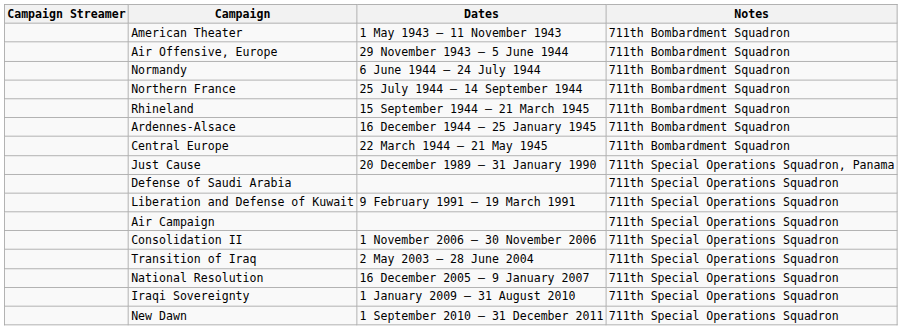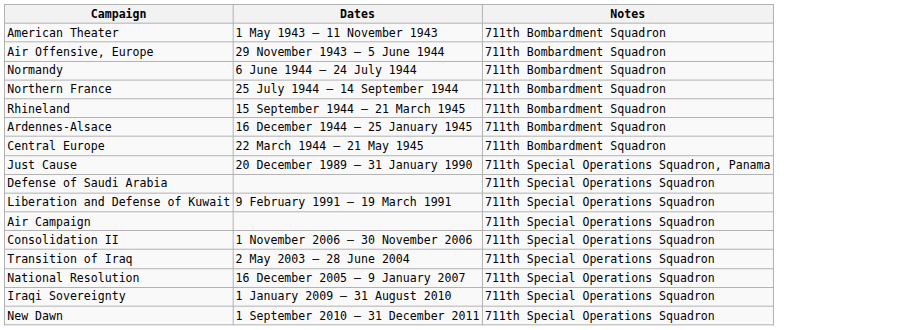- column: (66, 14)
